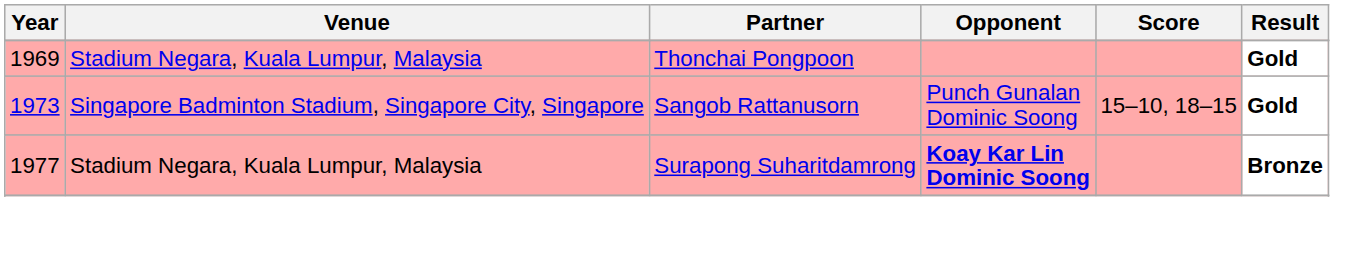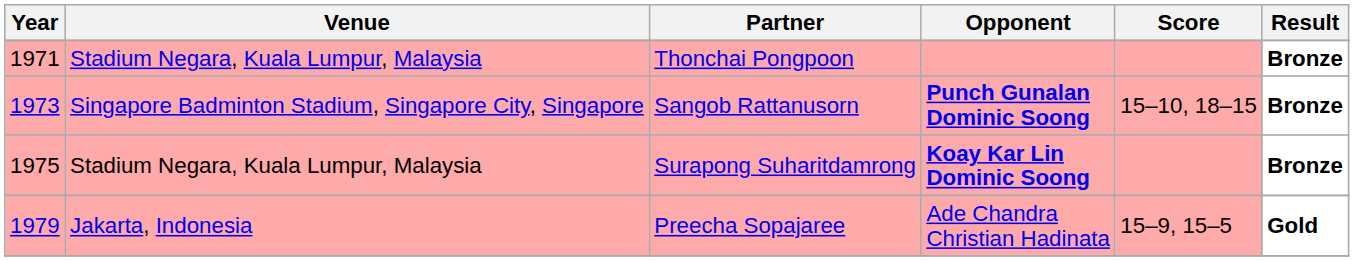(35, 58) 1969 -> (35, 58) 1971
(1273, 58) Gold -> (1305, 58) Bronze
(1003, 106) normal -> (1008, 106) bold
(1273, 106) Gold -> (1305, 106) Bronze
(35, 166) 1977 -> (35, 166) 1975
+ row: (750, 226)
